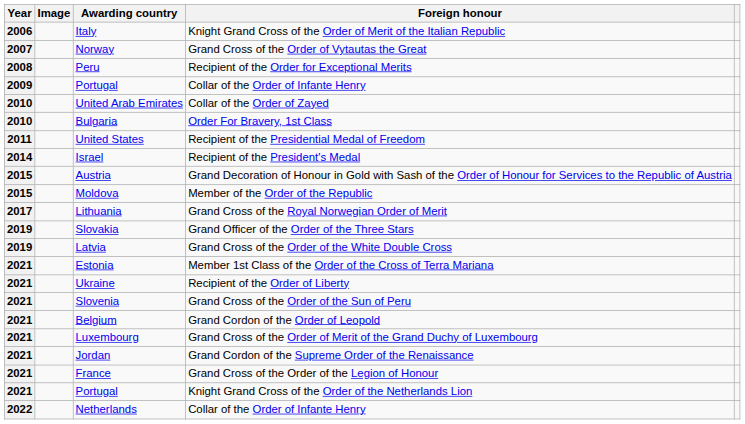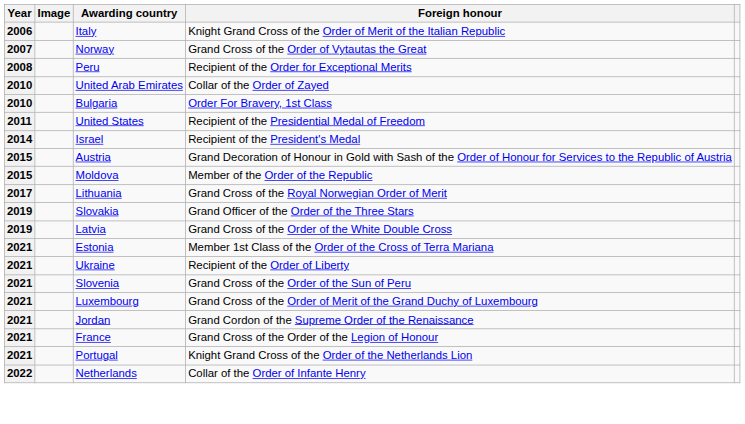- row: (20, 85)
- row: (20, 319)
